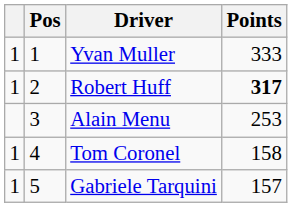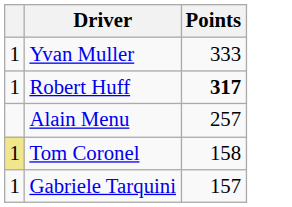- column: (45, 20)
(266, 119) 253 -> (225, 119) 257
(15, 152) no background -> (15, 152) khaki background
